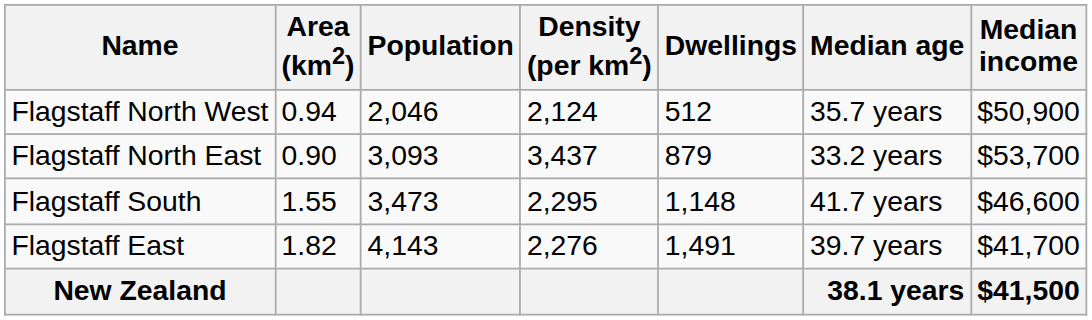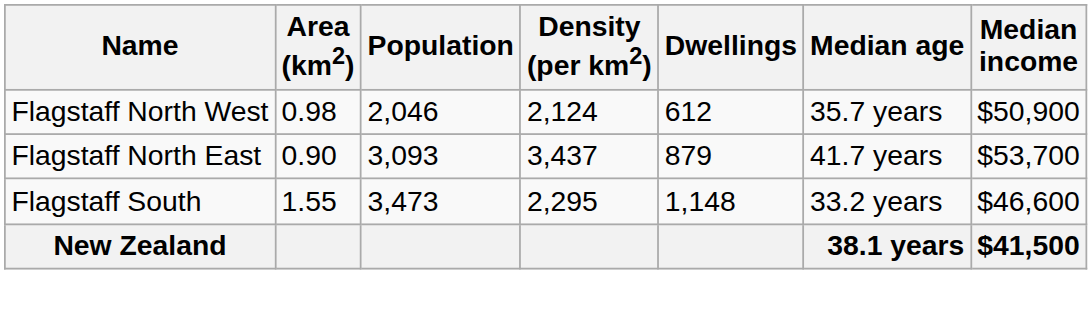(309, 111) 0.94 -> (309, 111) 0.98
(688, 111) 512 -> (688, 111) 612
(876, 156) 33.2 years -> (876, 156) 41.7 years
(876, 201) 41.7 years -> (876, 201) 33.2 years
- row: (98, 246)
